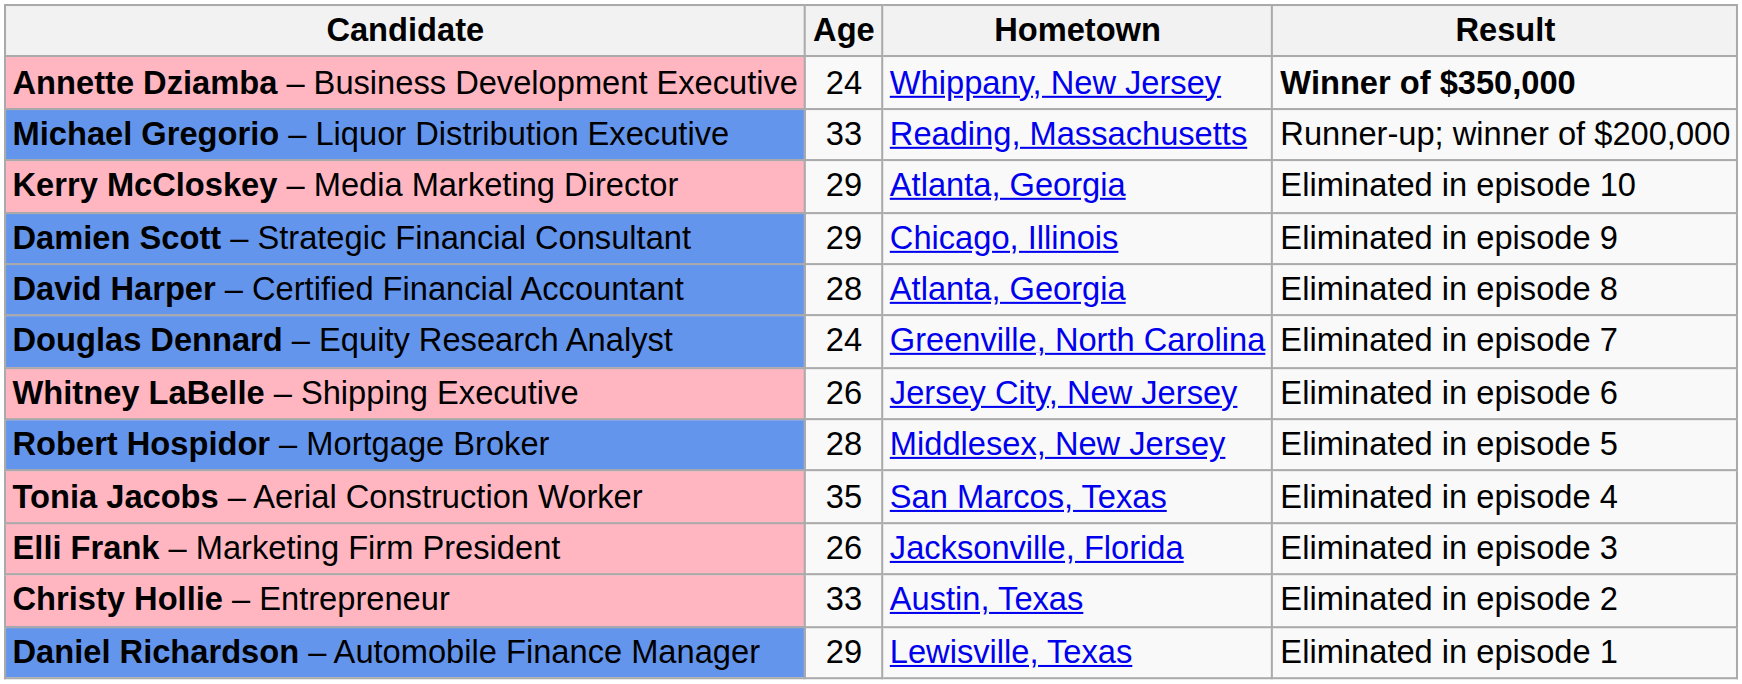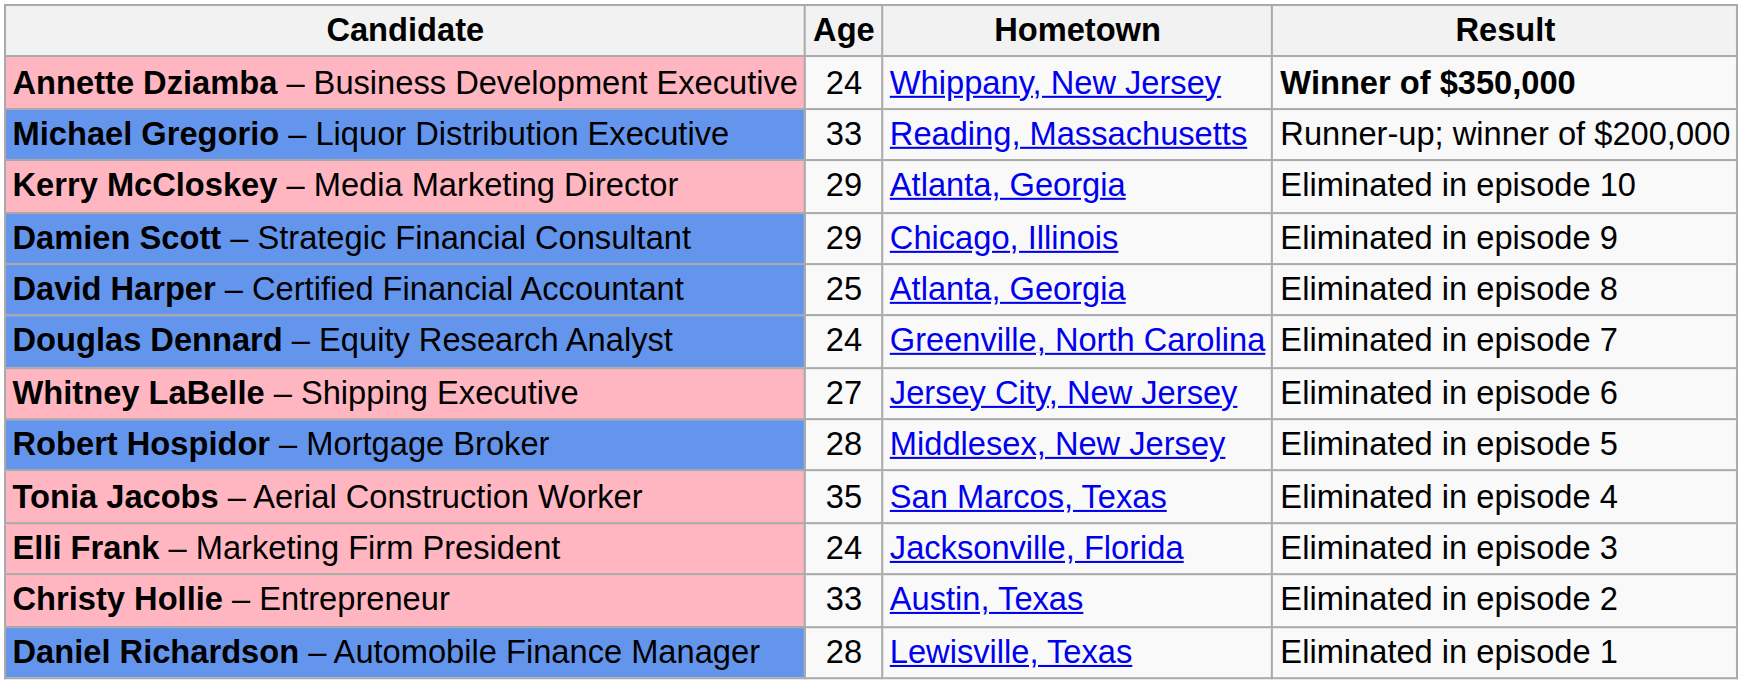(844, 289) 28 -> (844, 289) 25
(844, 392) 26 -> (844, 392) 27
(844, 548) 26 -> (844, 548) 24
(844, 651) 29 -> (844, 651) 28
